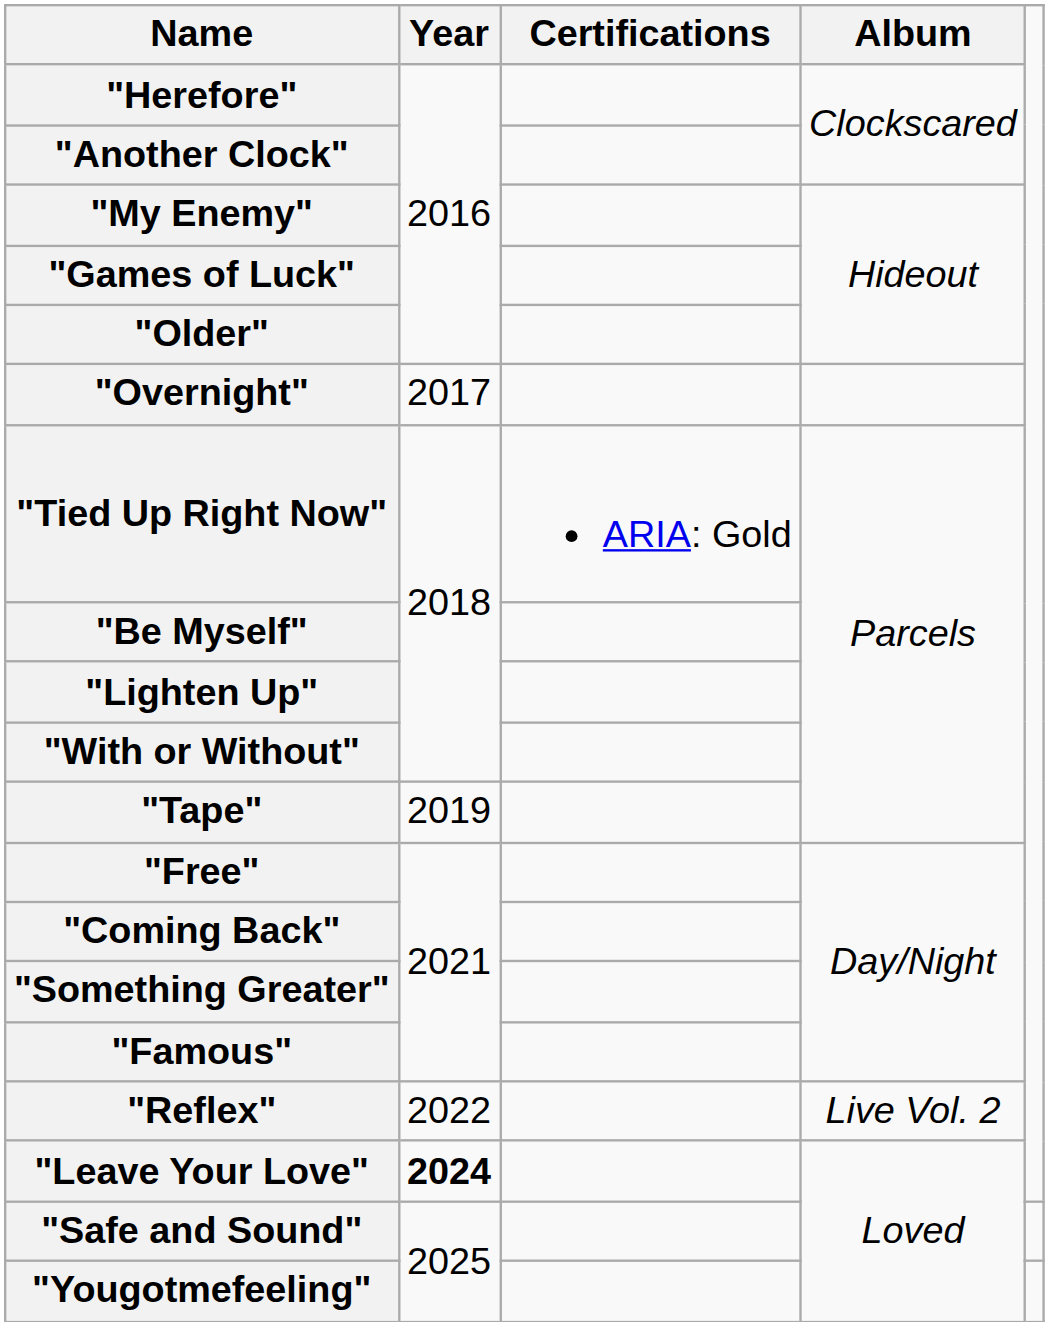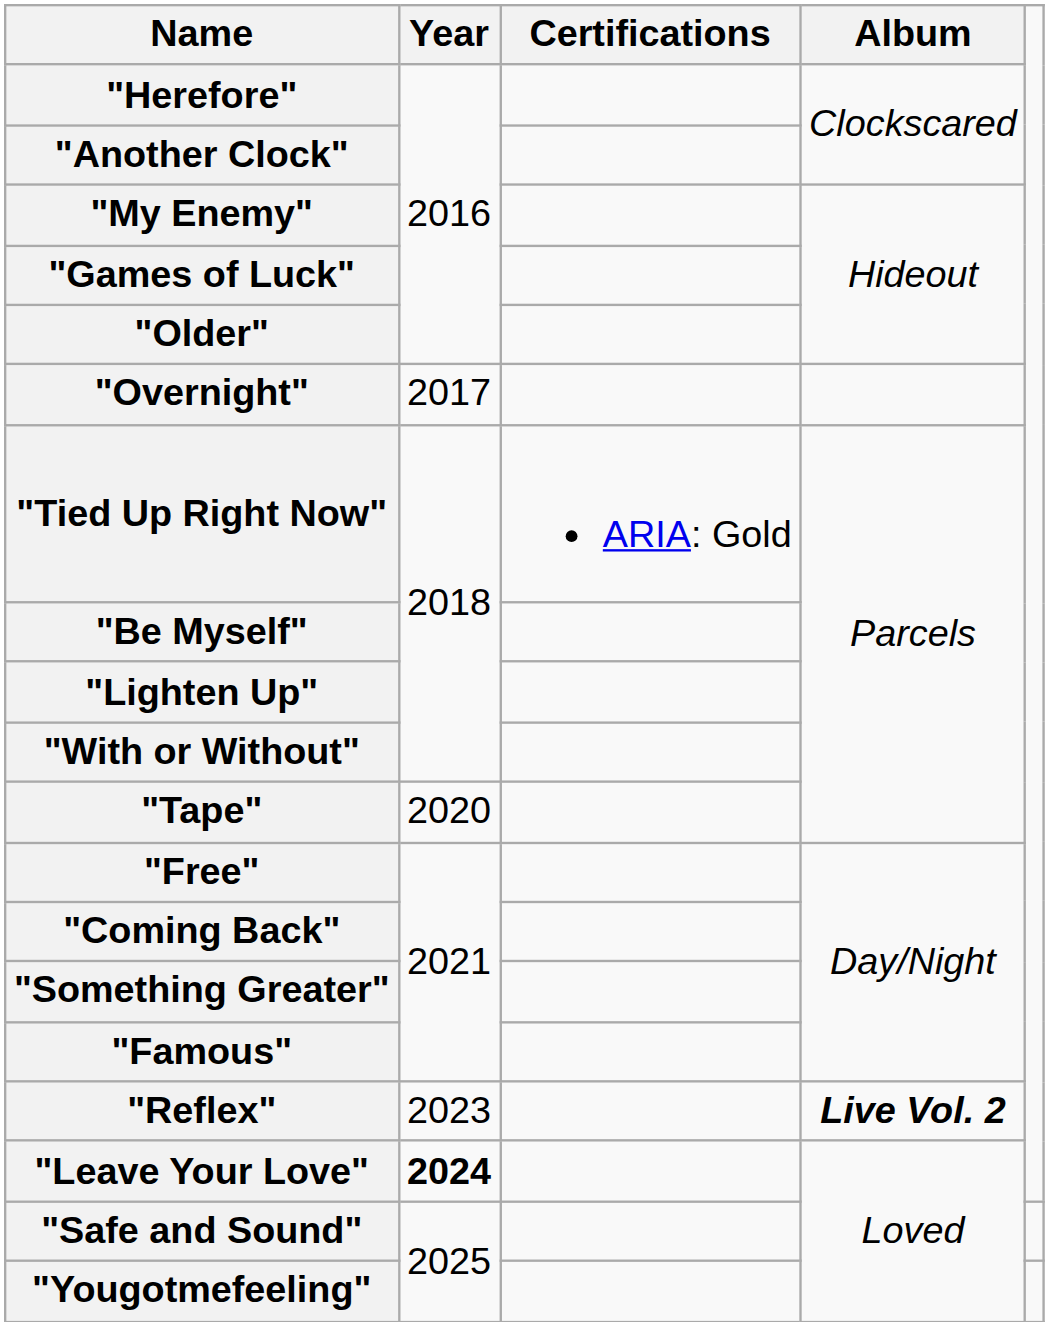(449, 811) 2019 -> (449, 811) 2020
(449, 1110) 2022 -> (449, 1110) 2023
(913, 1110) normal -> (913, 1110) bold
